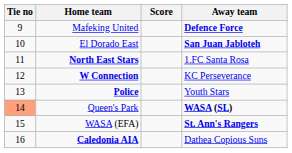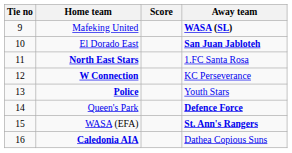(214, 28) Defence Force -> (208, 28) WASA (SL)
(20, 108) lightsalmon background -> (20, 108) no background
(208, 108) WASA (SL) -> (214, 108) Defence Force
